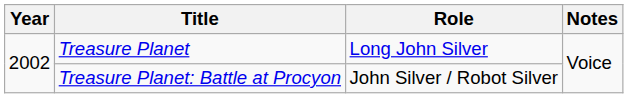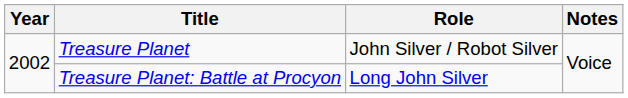(419, 48) Long John Silver -> (454, 48) John Silver / Robot Silver
(454, 78) John Silver / Robot Silver -> (419, 78) Long John Silver
